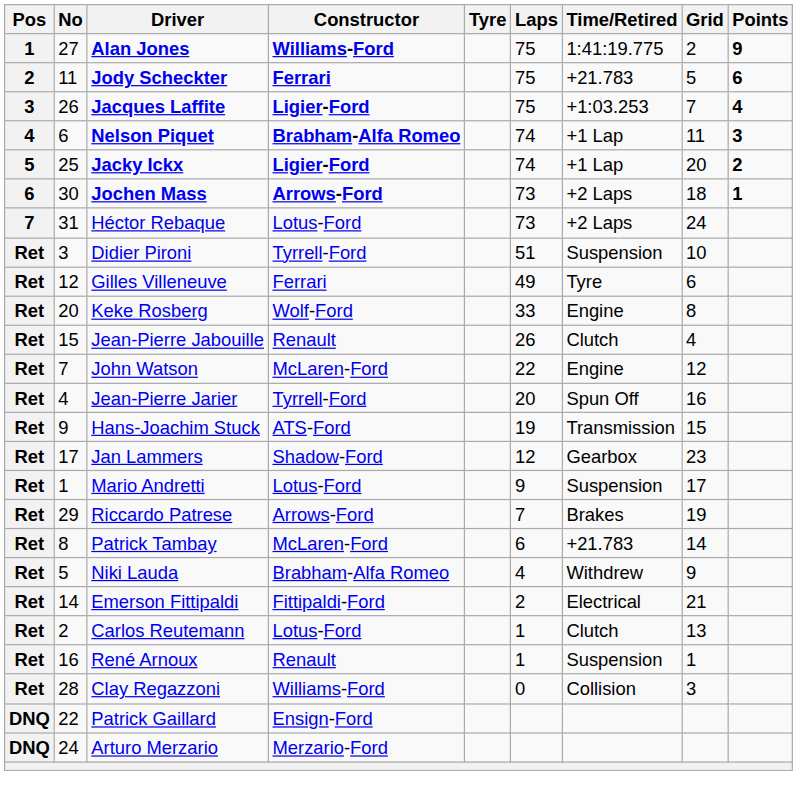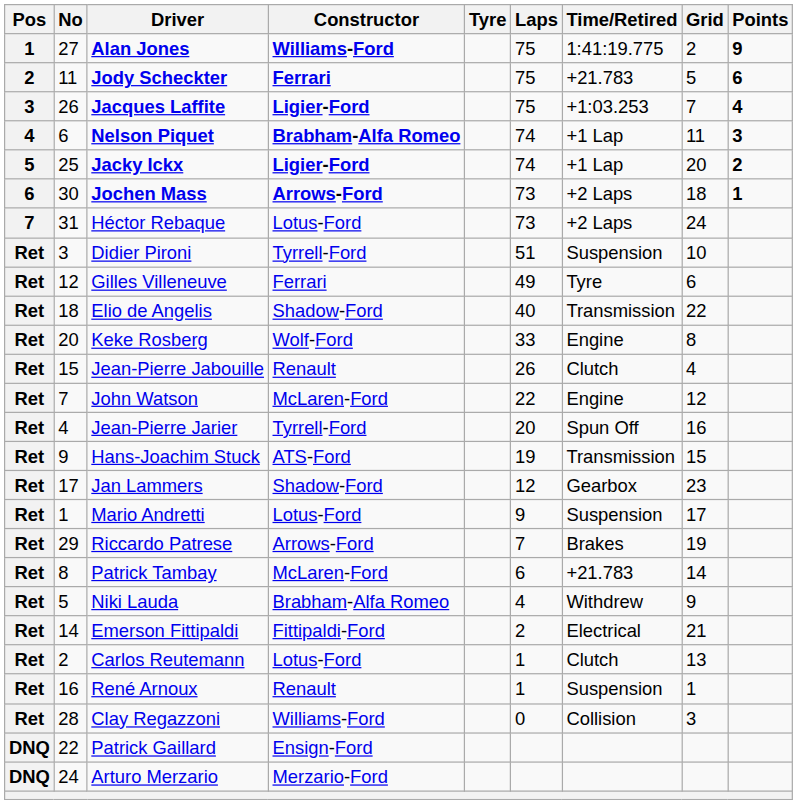+ row: (152, 311)
